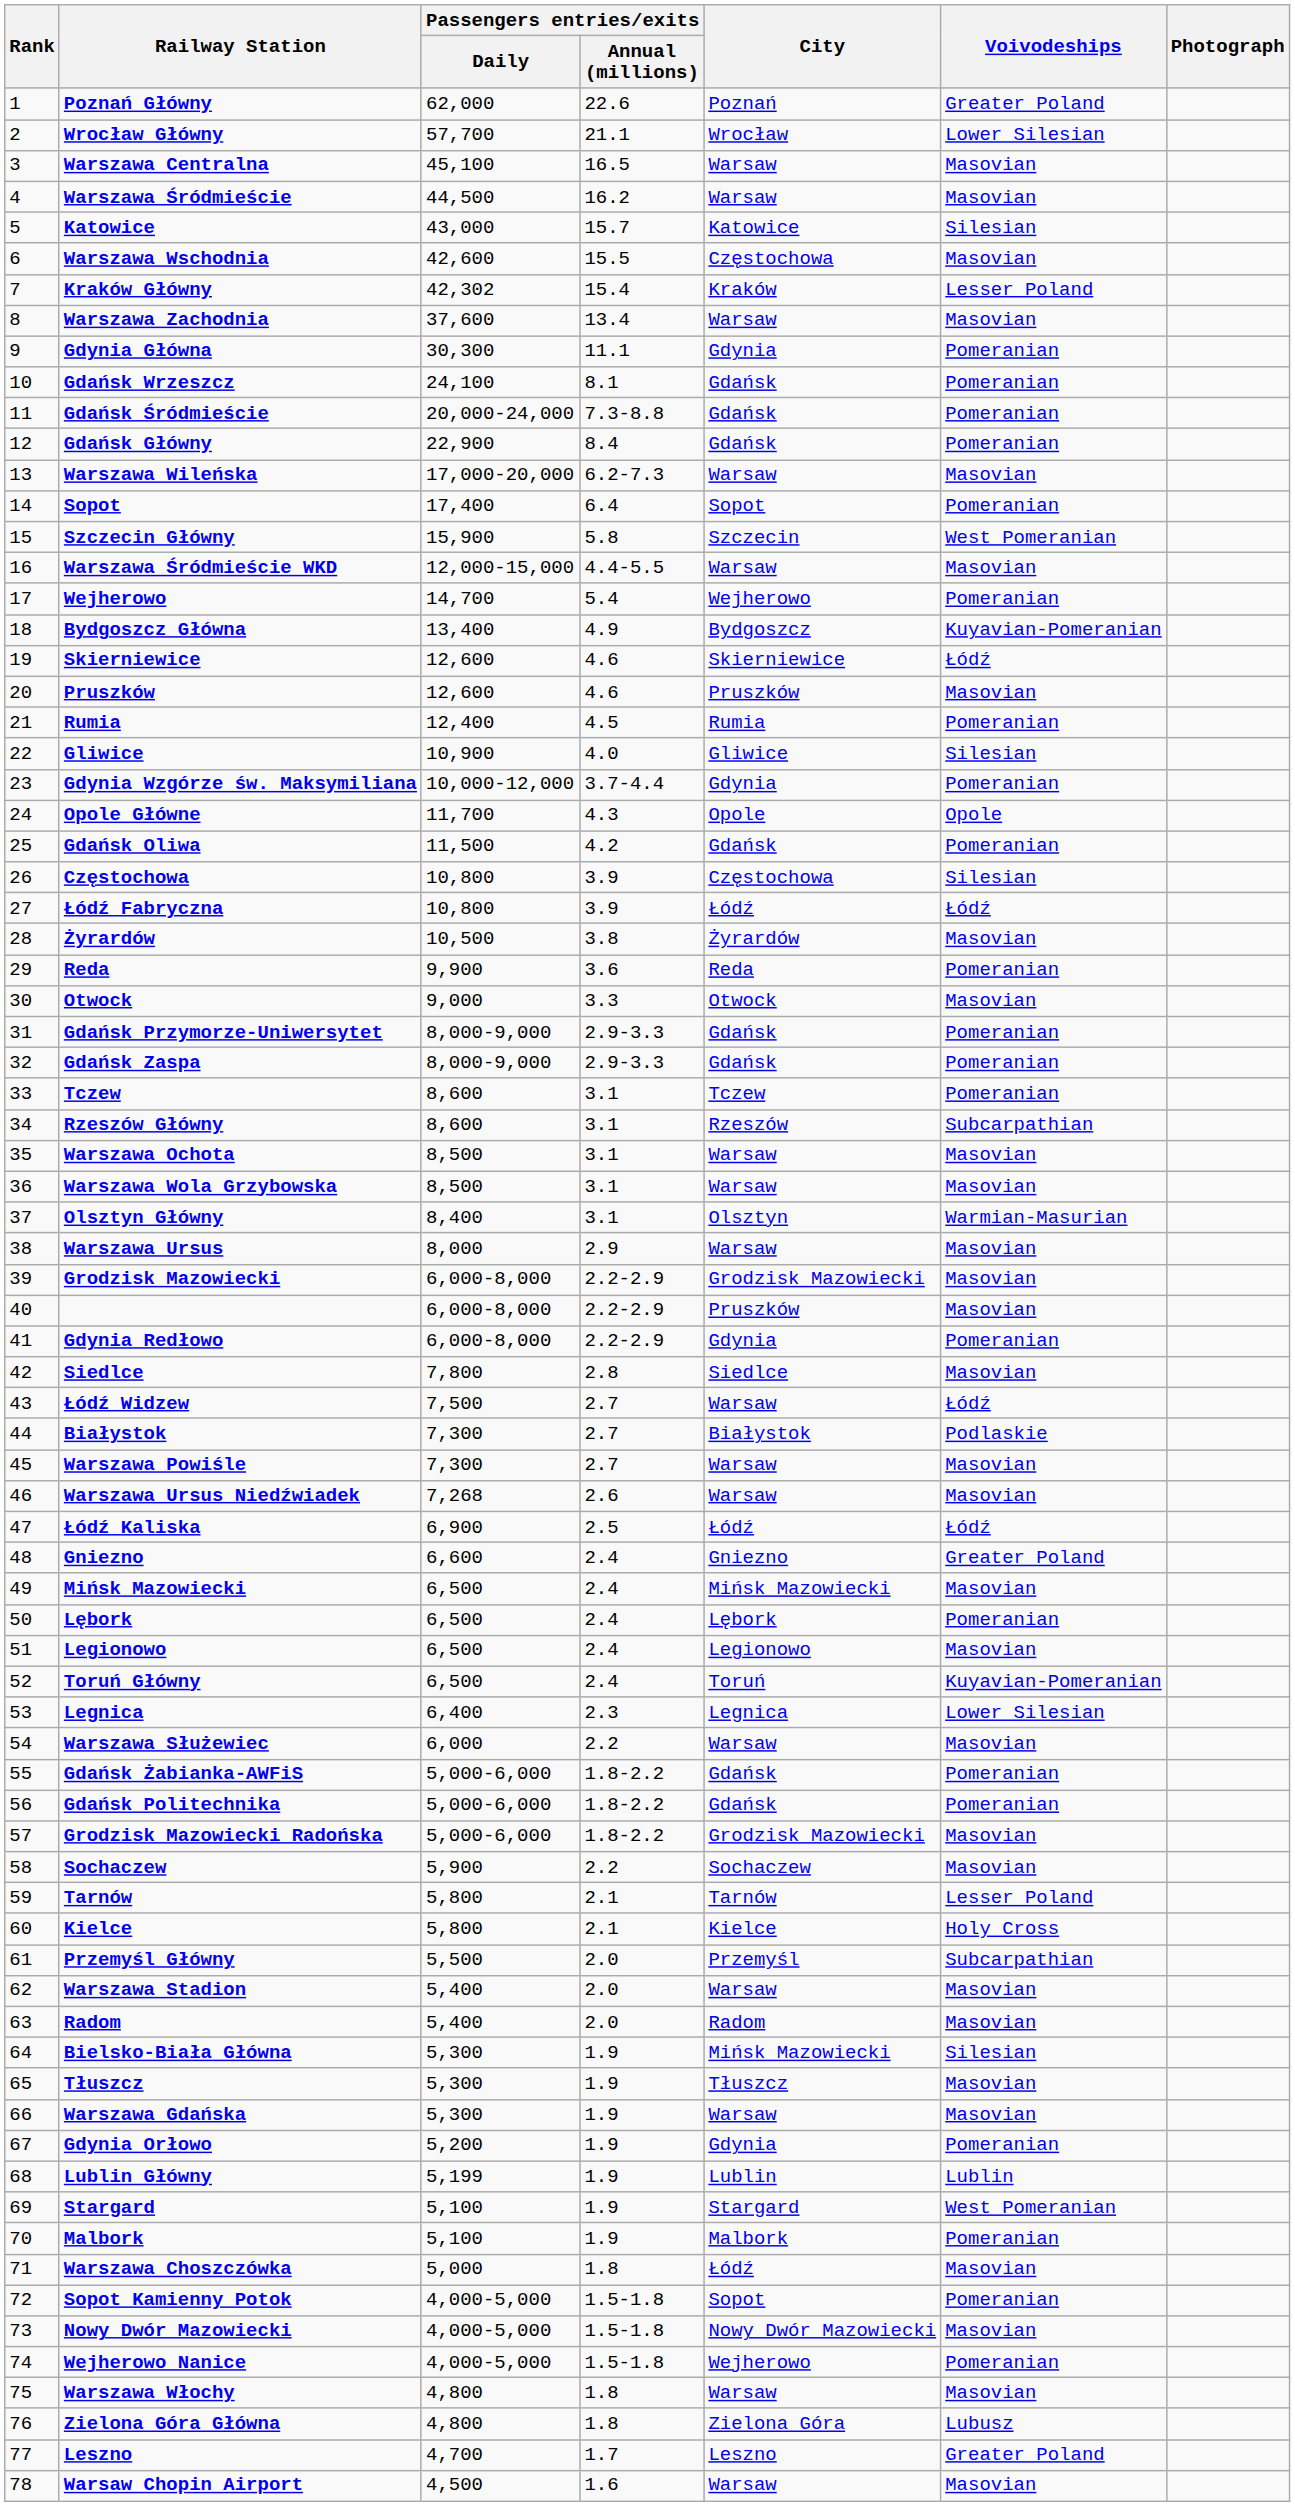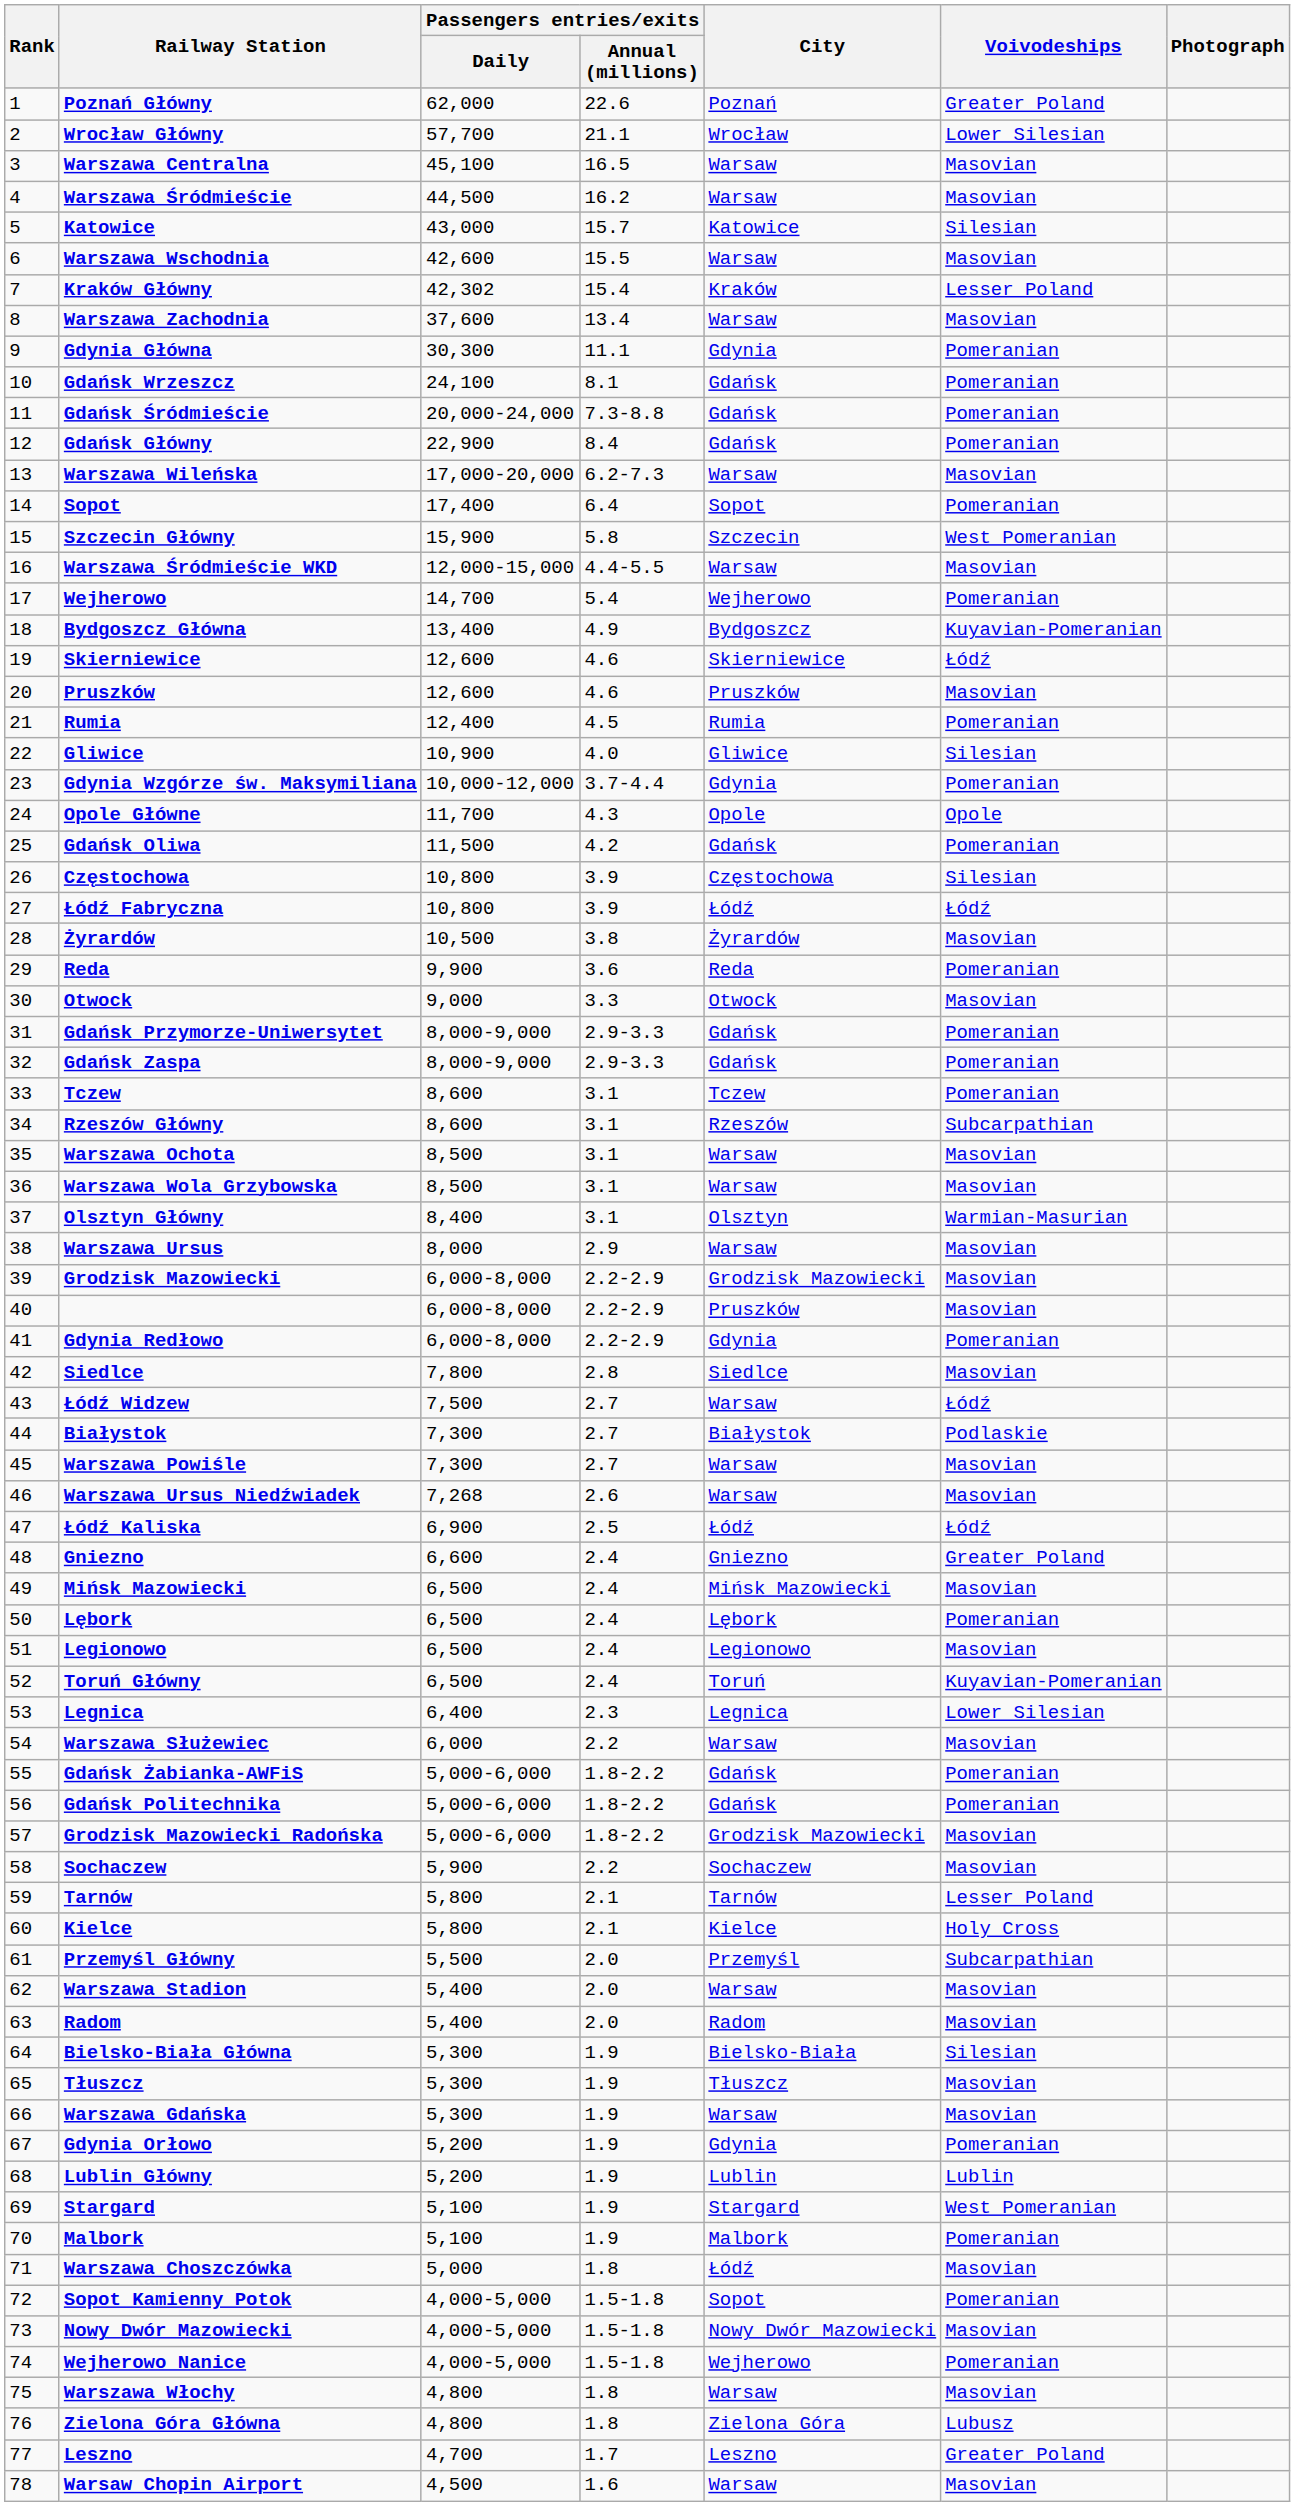(771, 259) Częstochowa -> (743, 259) Warsaw
(800, 2053) Mińsk Mazowiecki -> (782, 2053) Bielsko-Biała
(454, 2177) 5,199 -> (454, 2177) 5,200
